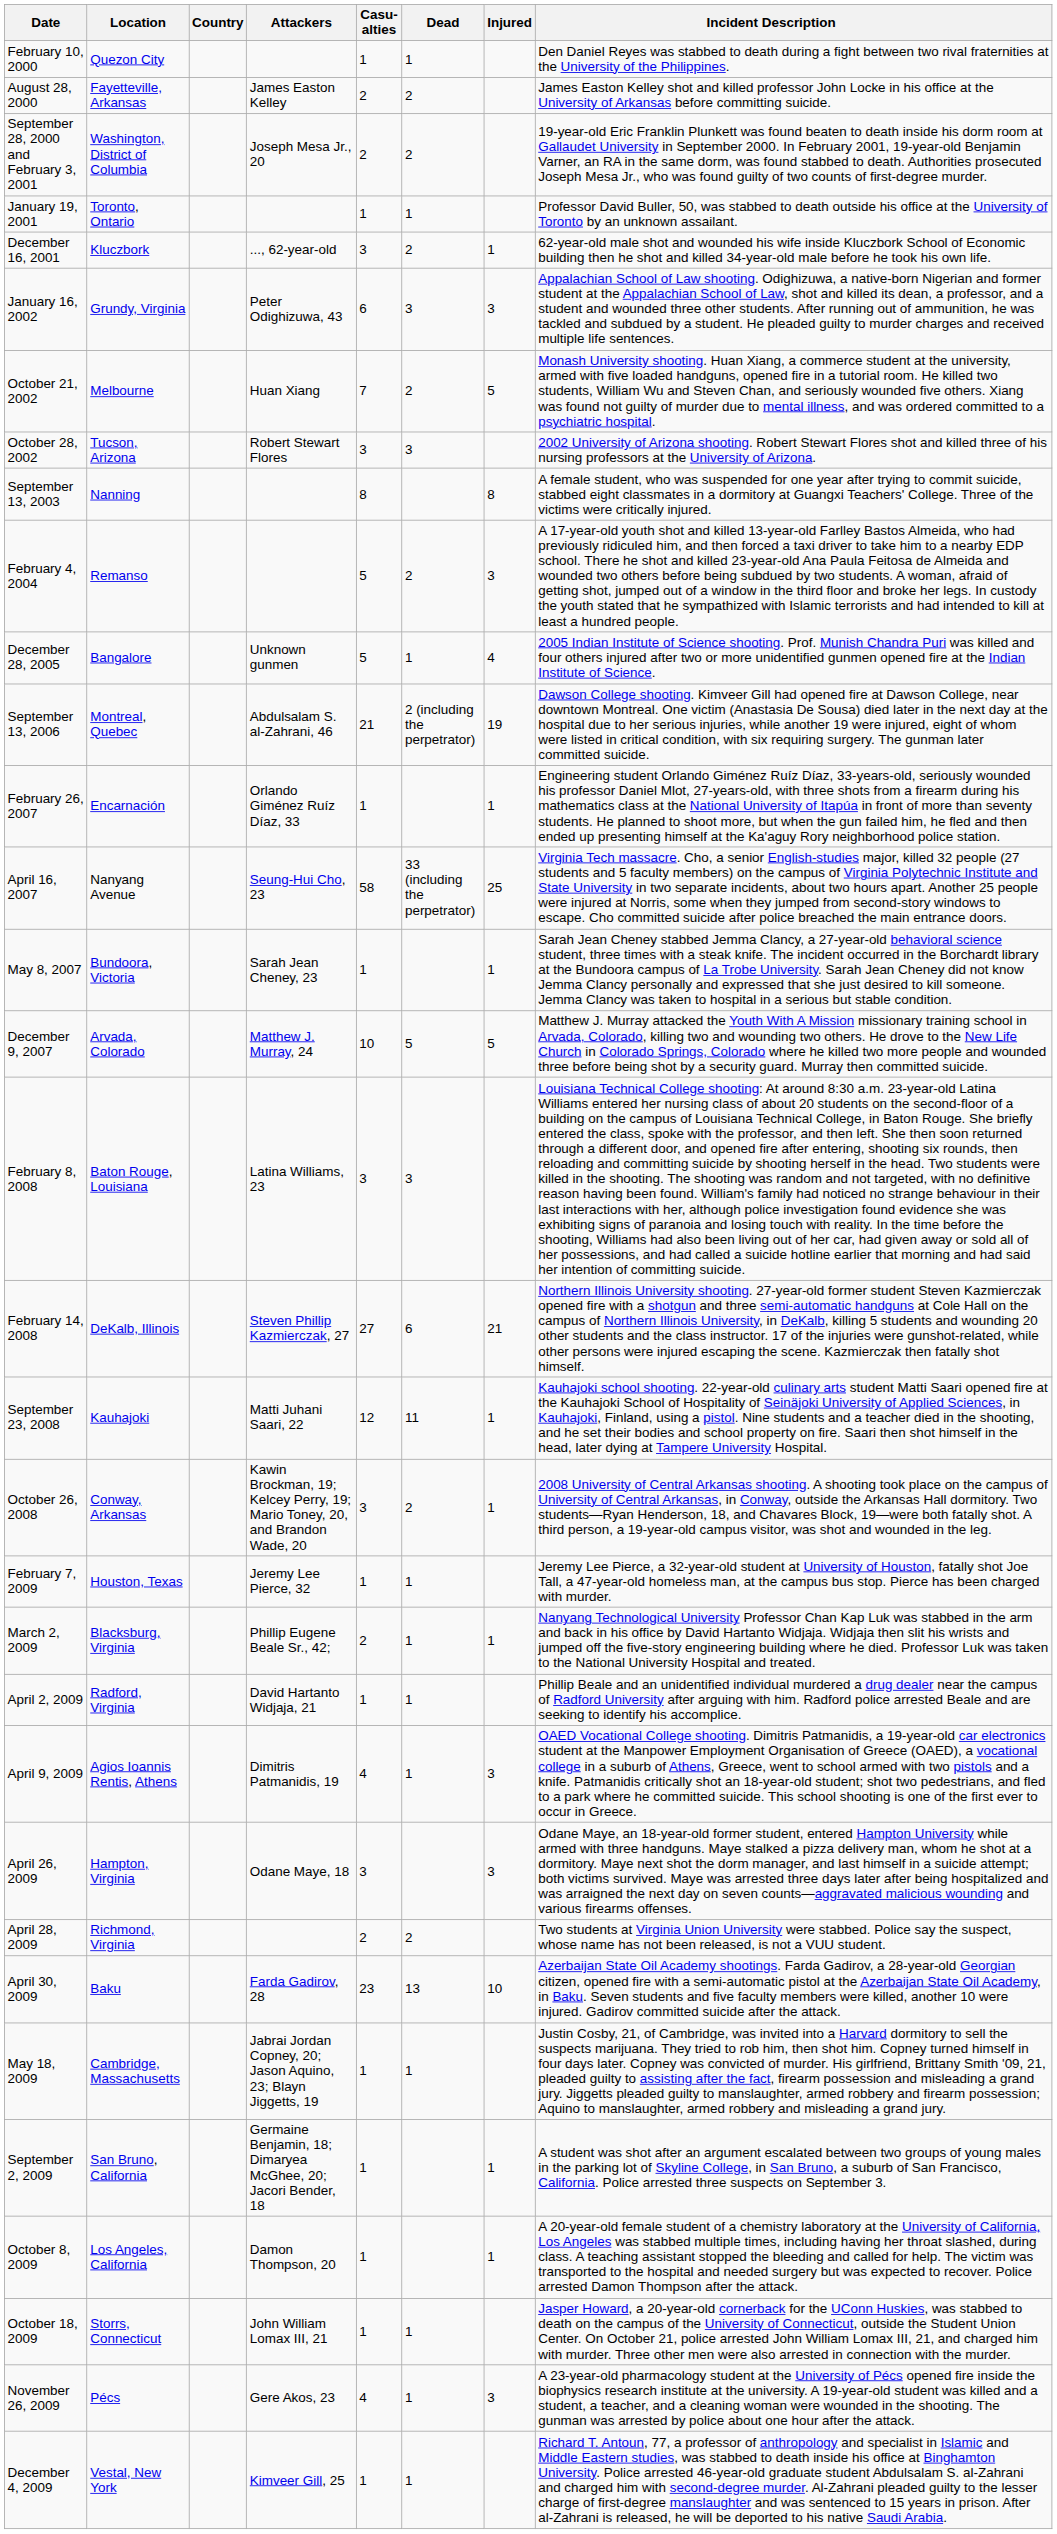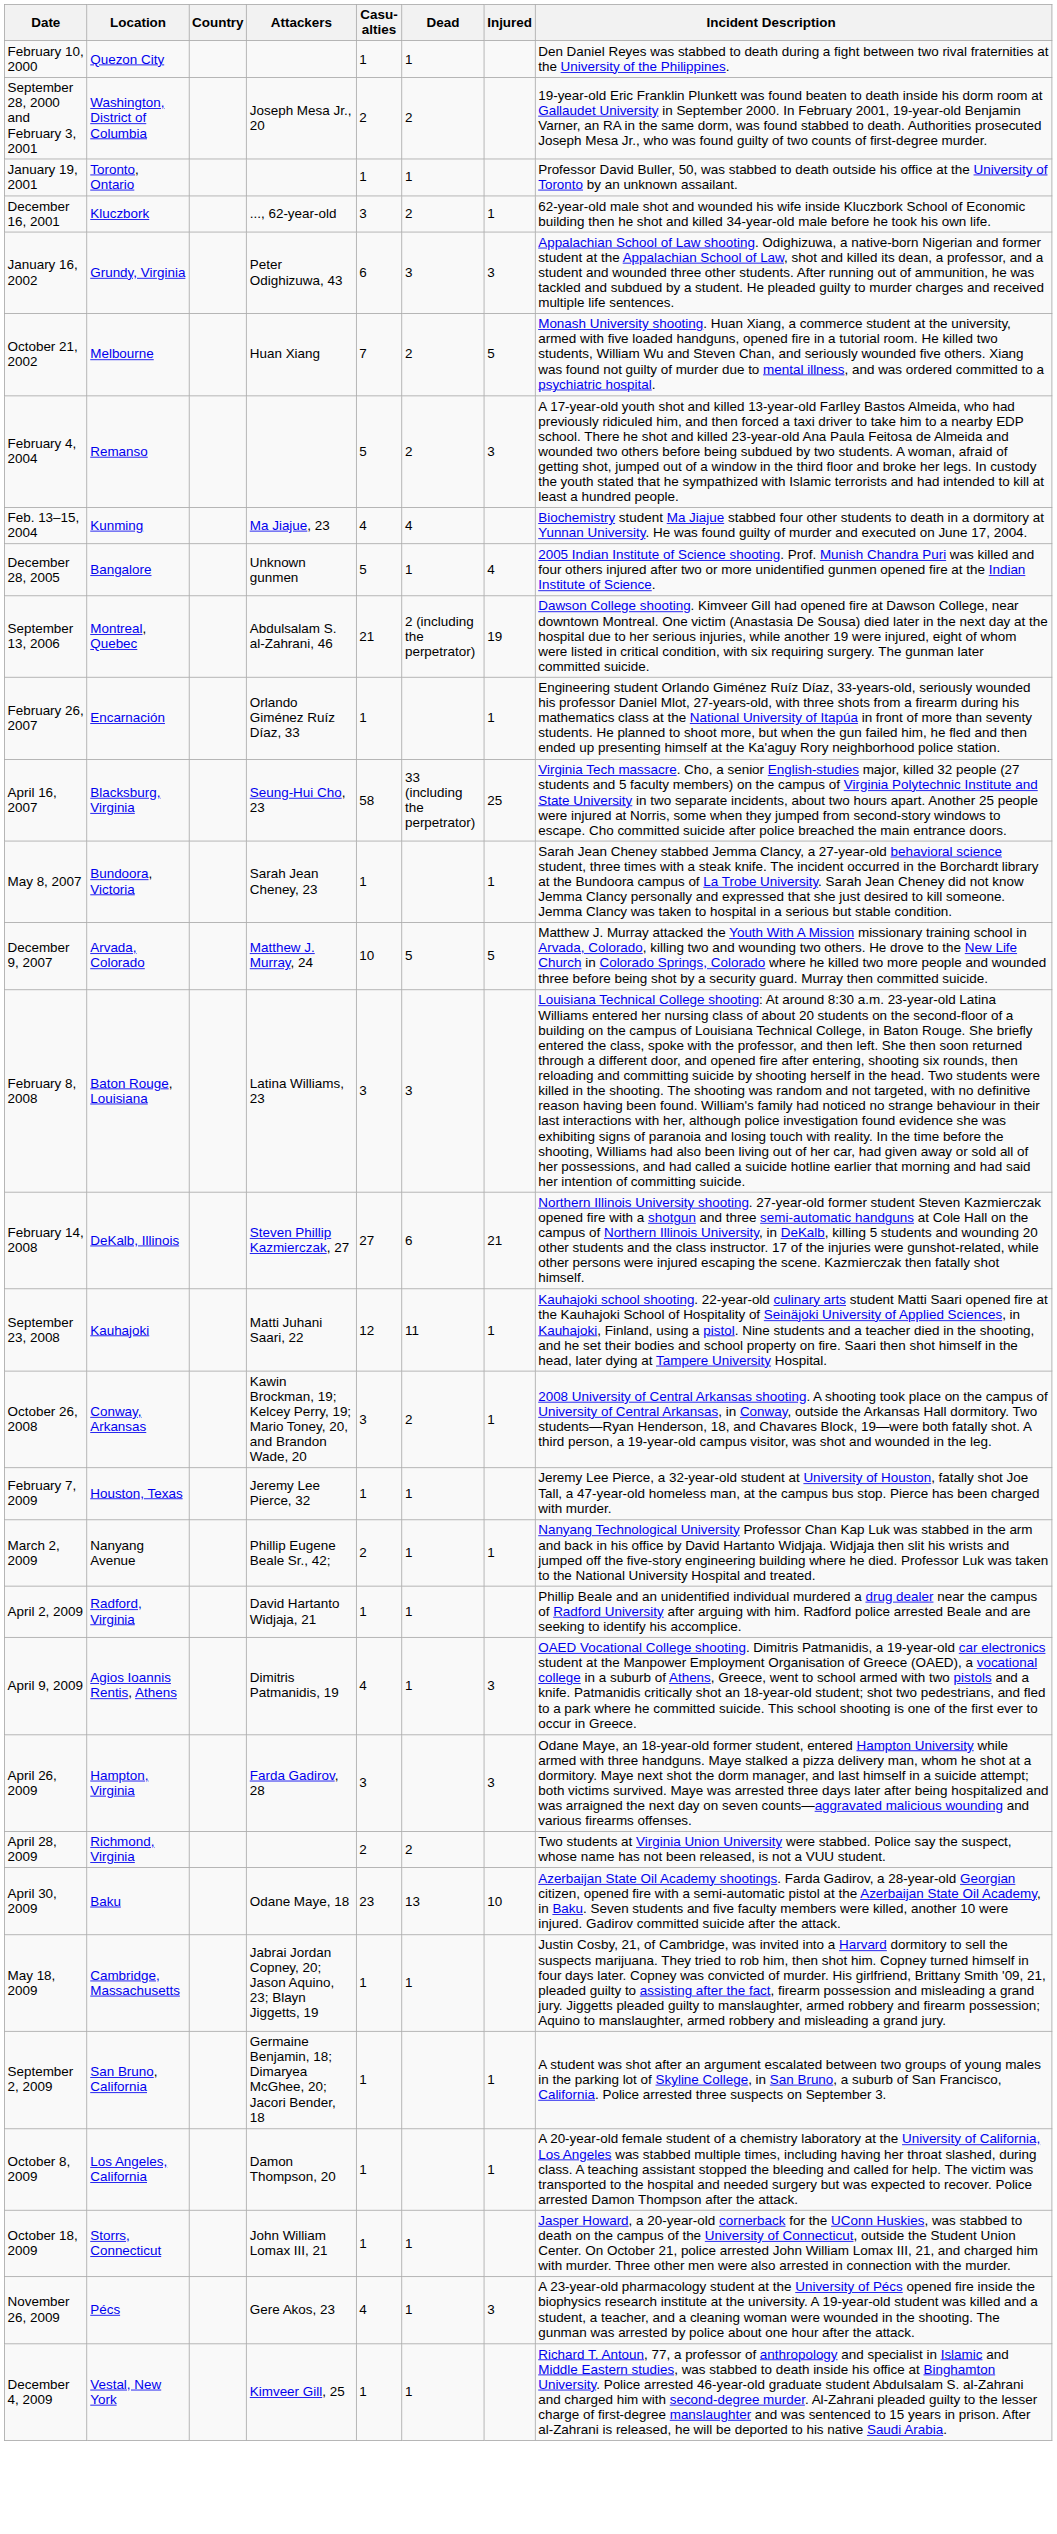- row: (40, 95)
- row: (43, 450)
- row: (40, 494)
+ row: (43, 525)
(117, 888) Nanyang Avenue -> (125, 800) Blacksburg, Virginia
(125, 1640) Blacksburg, Virginia -> (117, 1552) Nanyang Avenue
(299, 1871) Odane Maye, 18 -> (294, 1783) Farda Gadirov, 28
(294, 1989) Farda Gadirov, 28 -> (299, 1901) Odane Maye, 18
